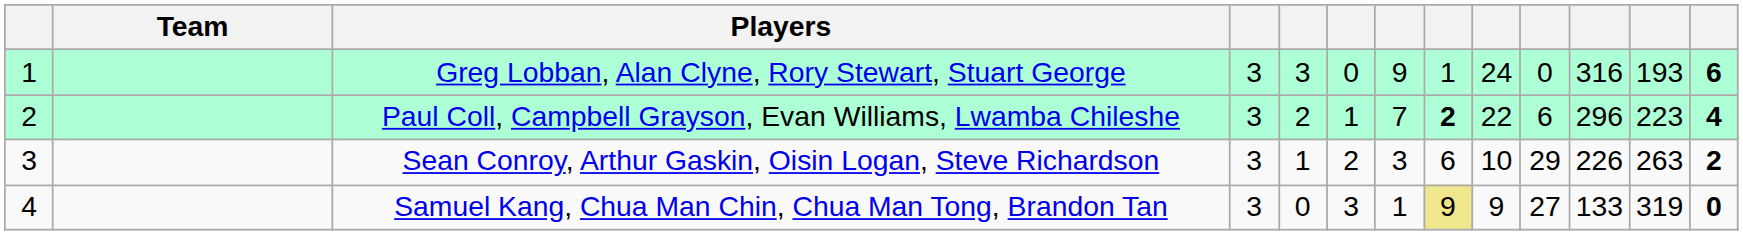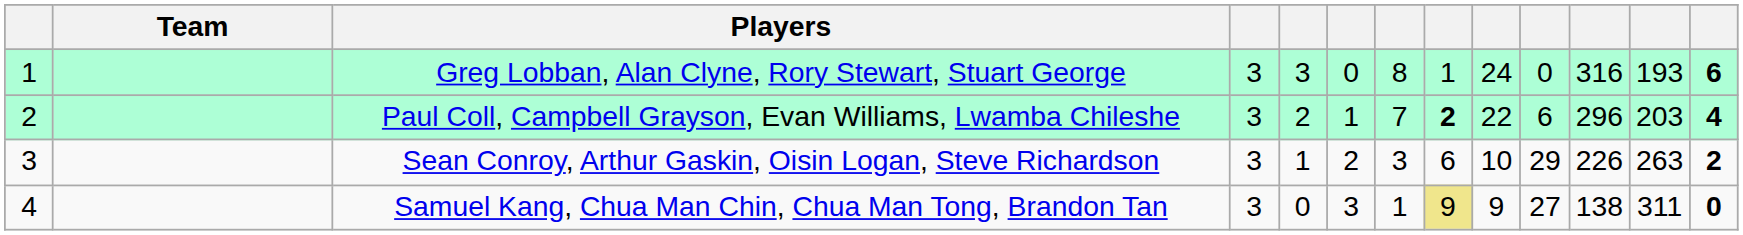(1400, 71) 9 -> (1400, 71) 8
(1660, 116) 223 -> (1660, 116) 203
(1599, 206) 133 -> (1599, 206) 138
(1660, 206) 319 -> (1660, 206) 311
